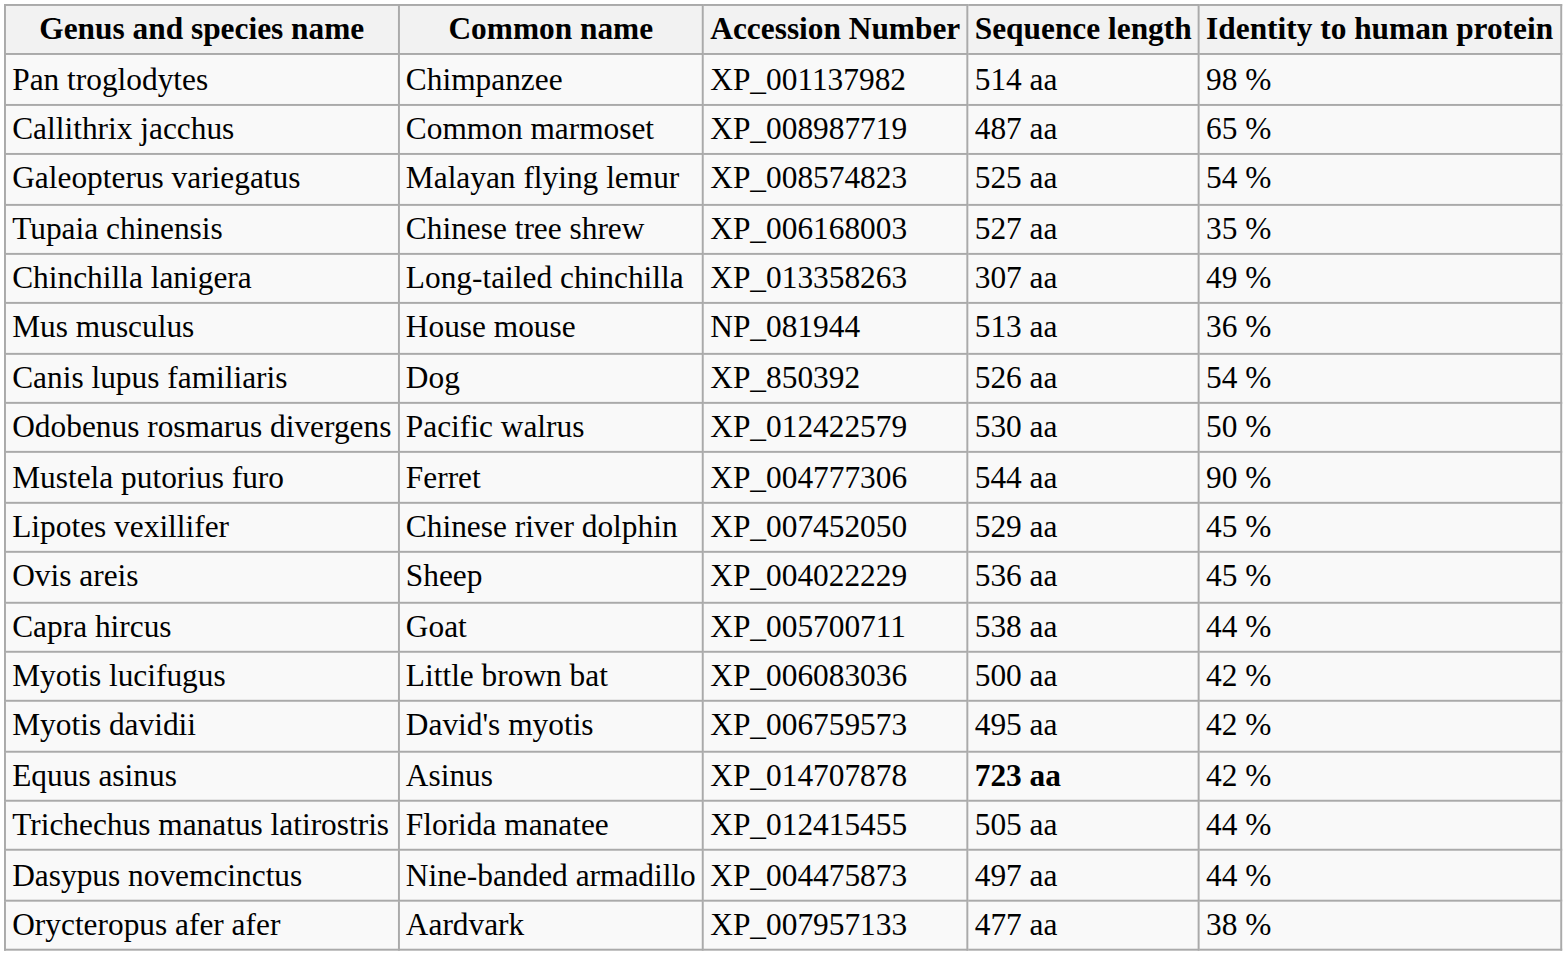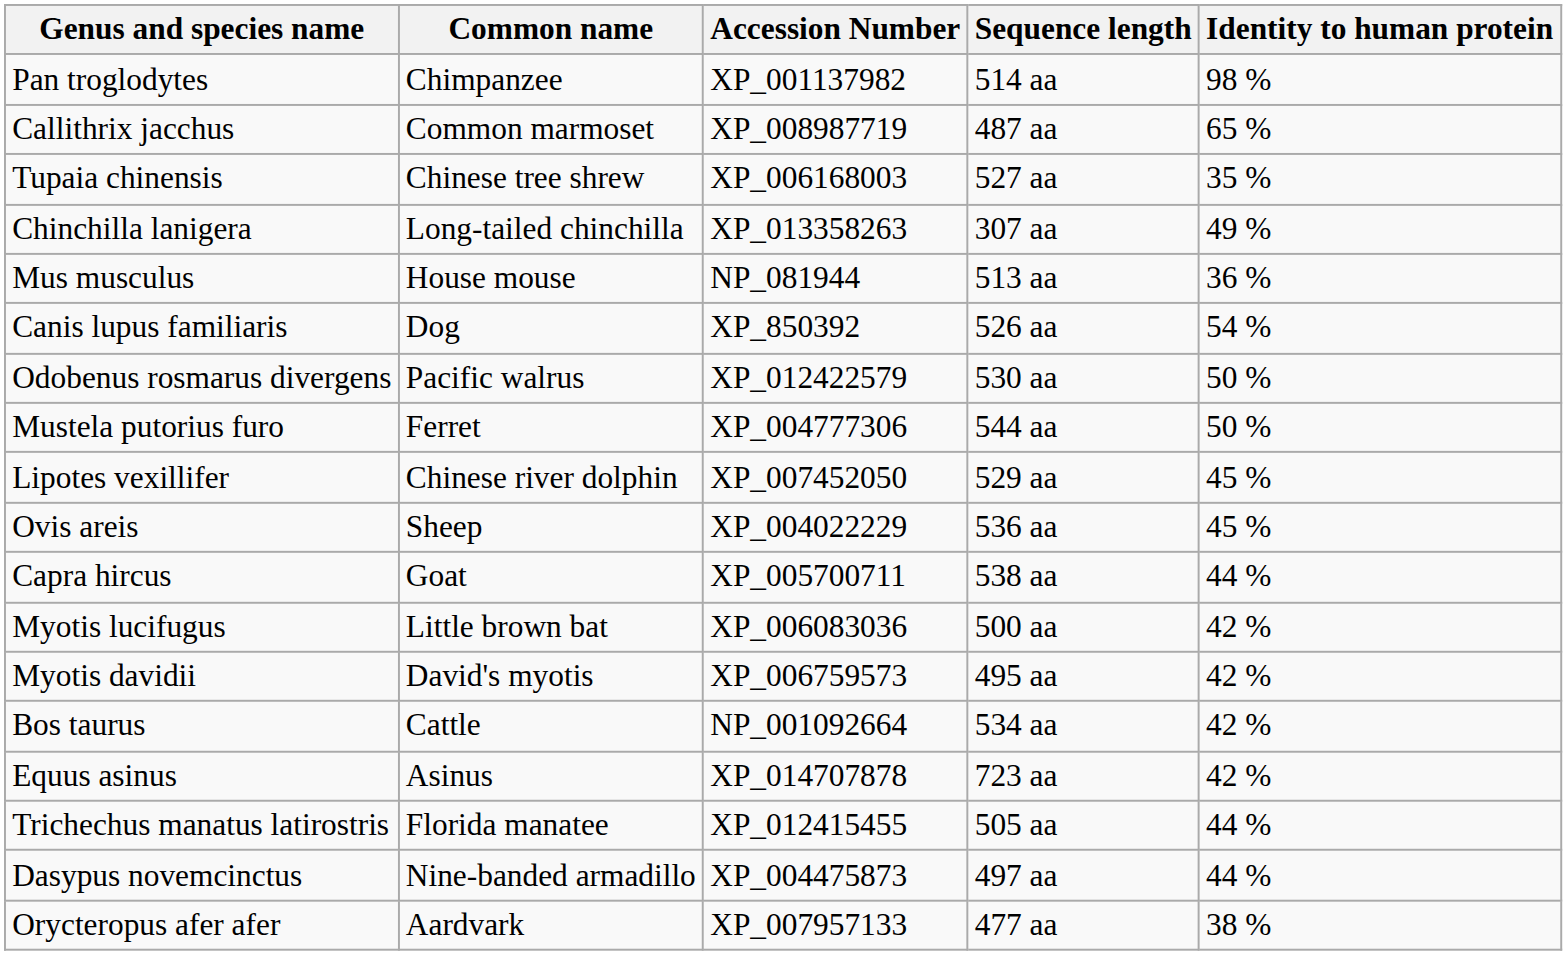- row: (156, 178)
(1239, 476) 90 % -> (1239, 427) 50 %
+ row: (79, 725)
(1018, 775) bold -> (1016, 775) normal
